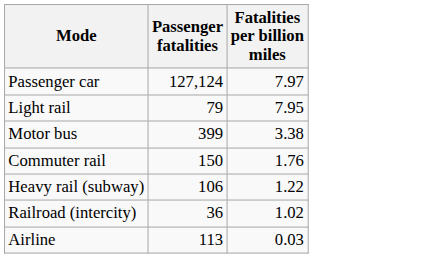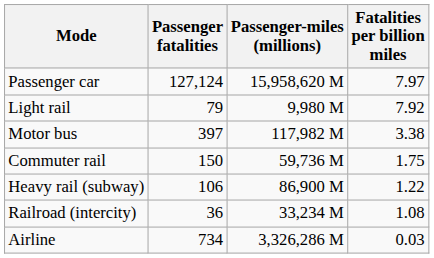+ column: (287, 36)
(289, 107) 7.95 -> (410, 107) 7.92
(211, 134) 399 -> (211, 134) 397
(289, 160) 1.76 -> (410, 160) 1.75
(289, 213) 1.02 -> (410, 213) 1.08
(211, 239) 113 -> (211, 239) 734
